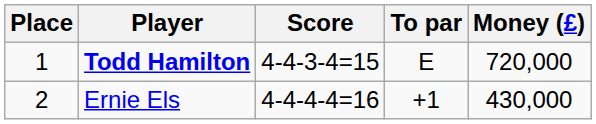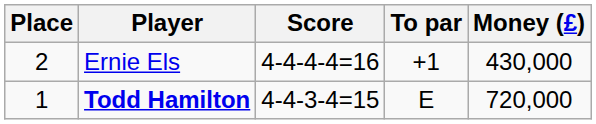rows swapped: (167, 61) <-> (132, 99)
